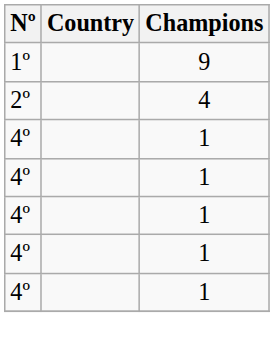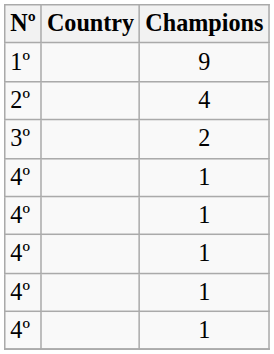+ row: (20, 138)
